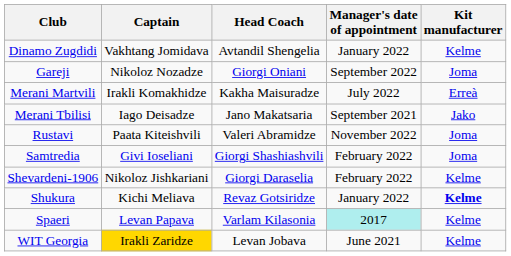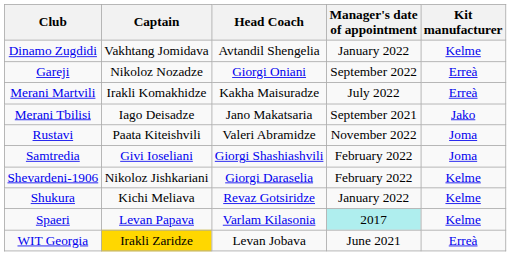(463, 72) Joma -> (463, 72) Erreà
(463, 198) bold -> (463, 198) normal
(463, 240) Kelme -> (463, 240) Erreà
